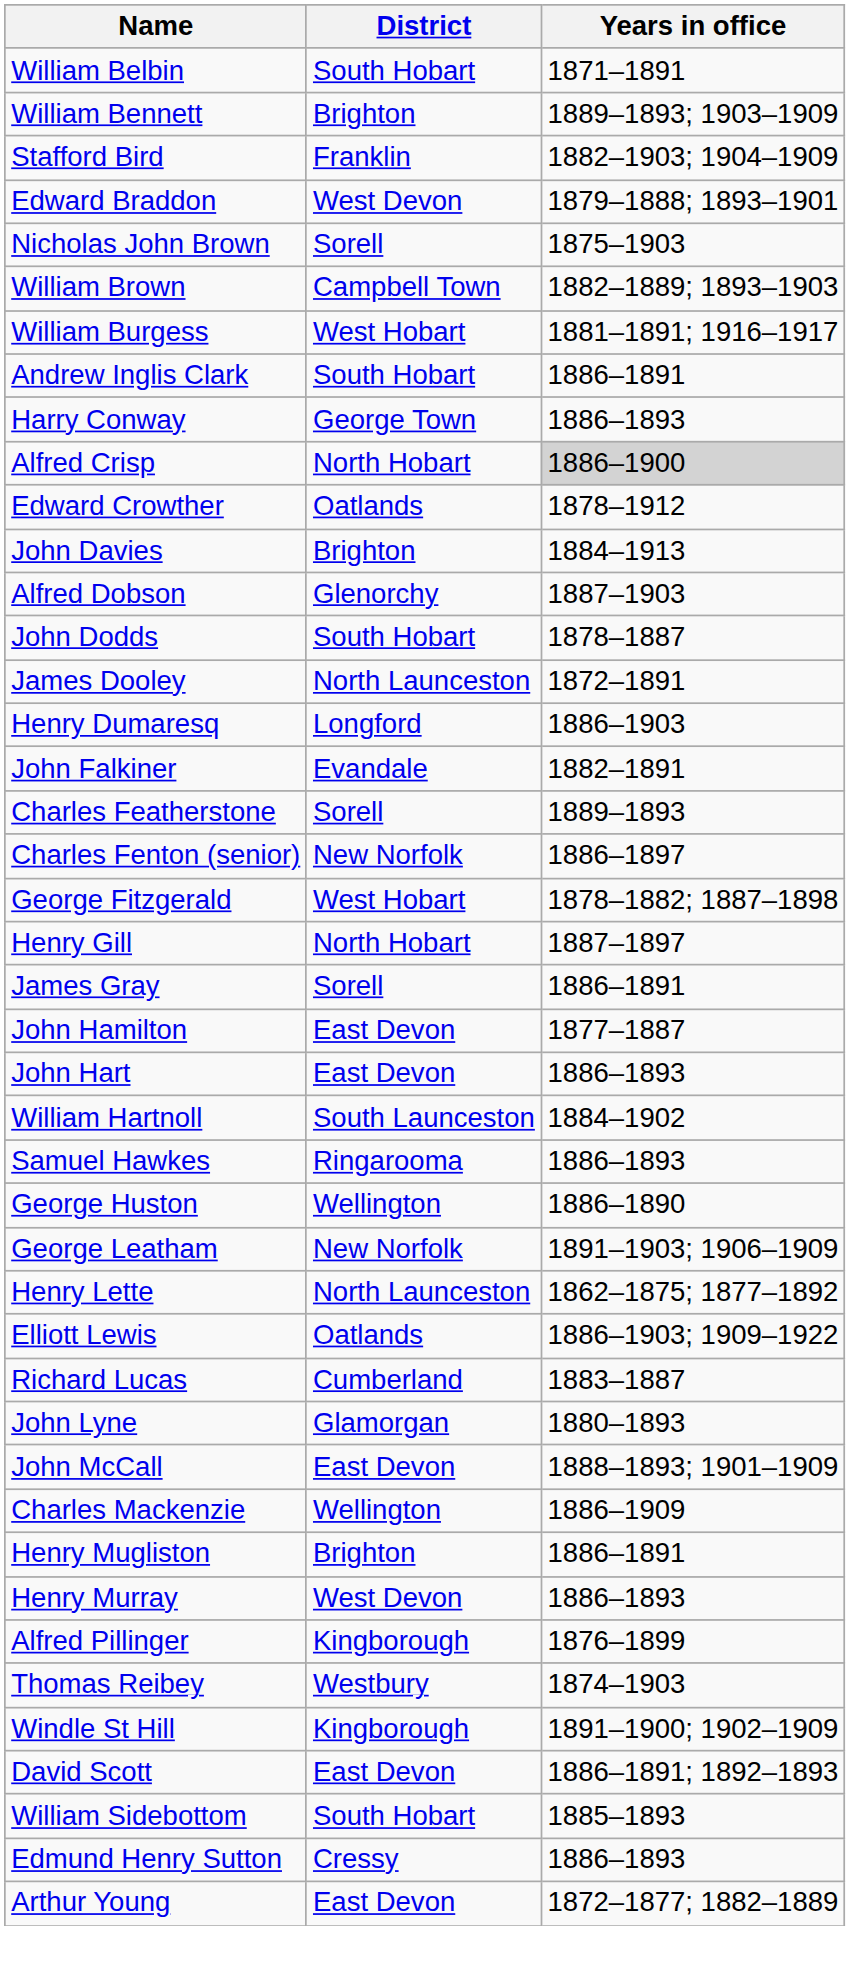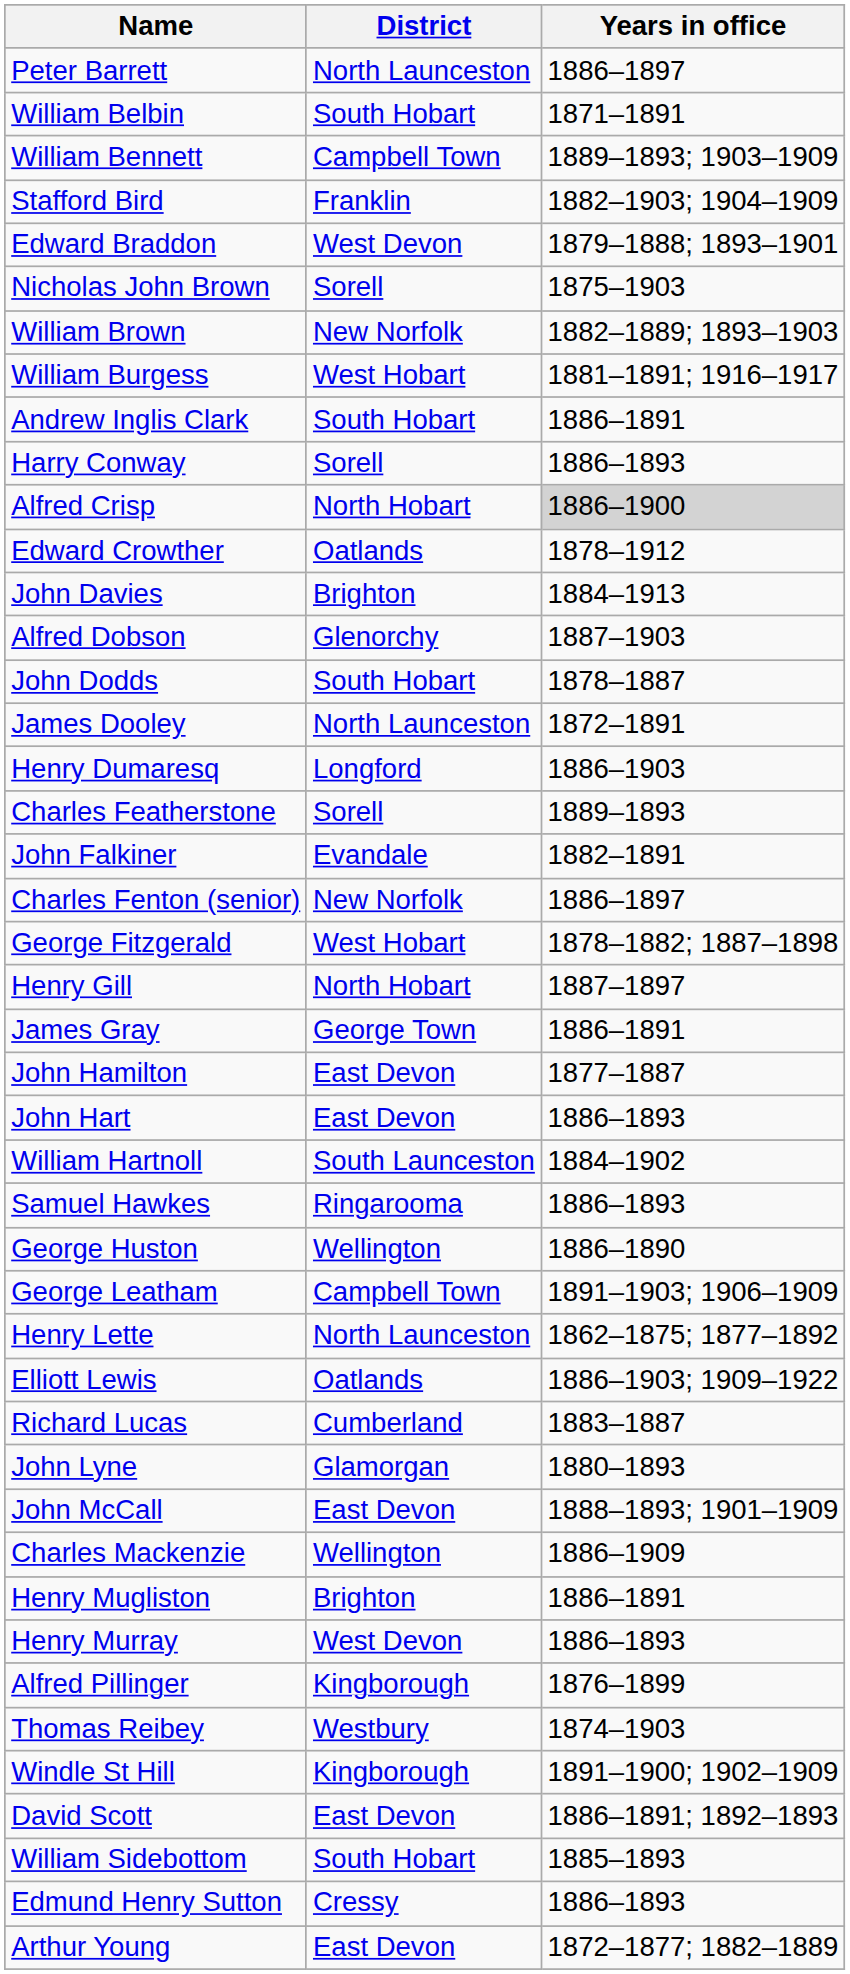+ row: (89, 69)
(364, 113) Brighton -> (407, 157) Campbell Town
(407, 288) Campbell Town -> (388, 331) New Norfolk
(395, 419) George Town -> (348, 462) Sorell
rows swapped: (94, 768) <-> (144, 811)
(348, 986) Sorell -> (395, 1030) George Town
(388, 1248) New Norfolk -> (407, 1292) Campbell Town
